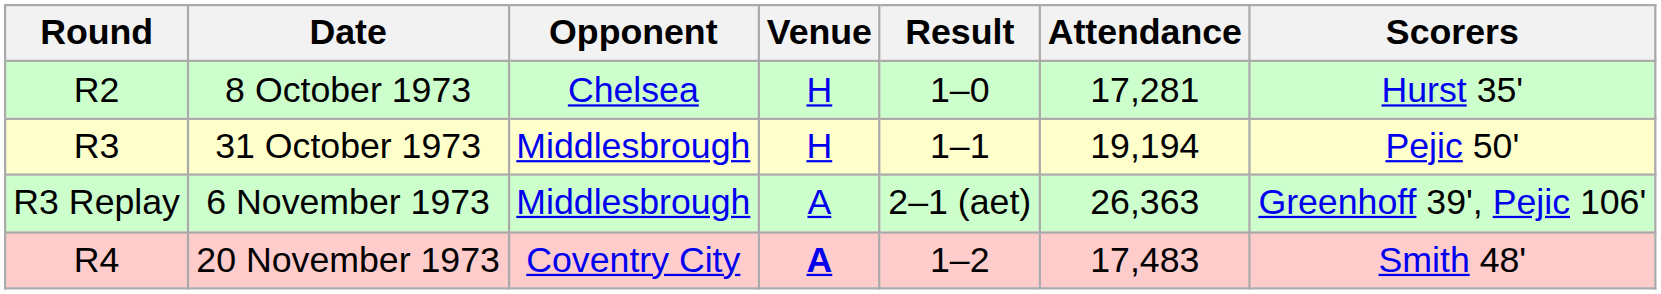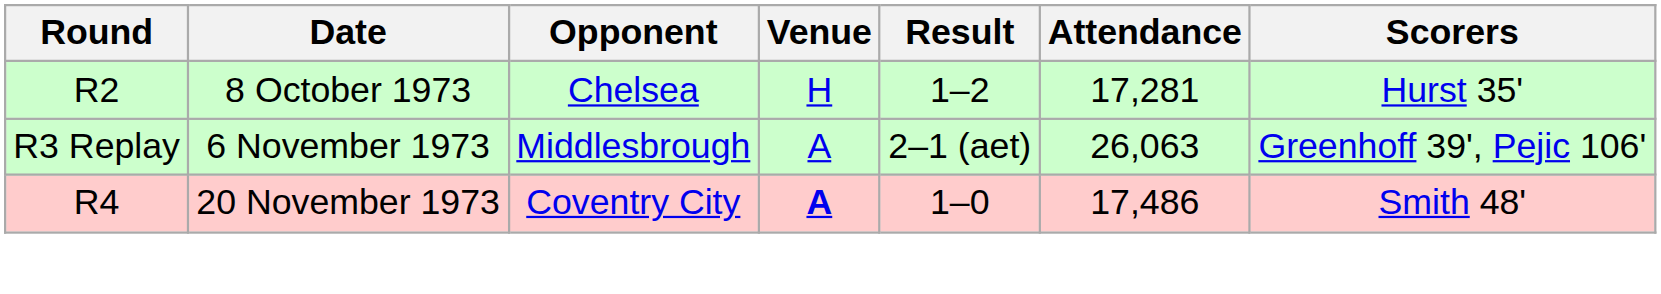(960, 89) 1–0 -> (960, 89) 1–2
- row: (348, 145)
(1145, 202) 26,363 -> (1145, 145) 26,063
(960, 259) 1–2 -> (960, 202) 1–0
(1145, 259) 17,483 -> (1145, 202) 17,486
